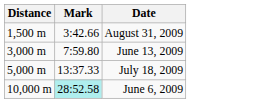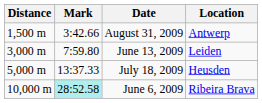+ column: (222, 13)
